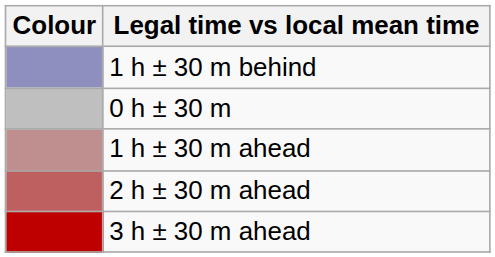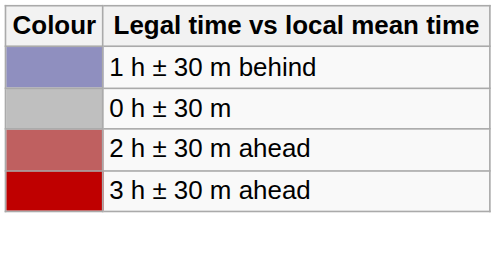- row: (210, 149)
